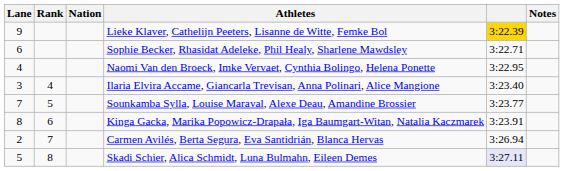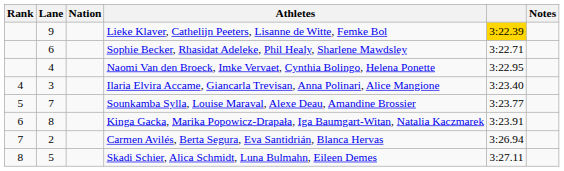columns swapped: (50, 13) <-> (19, 13)
(507, 157) lavender background -> (507, 157) no background
